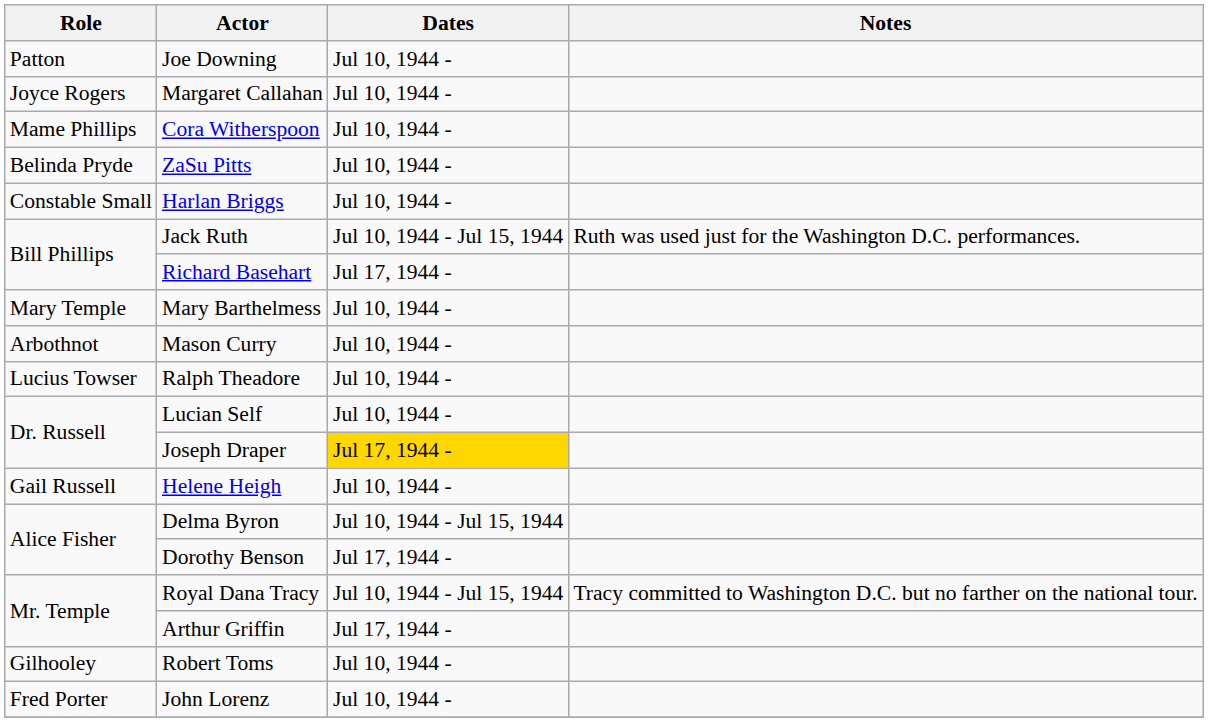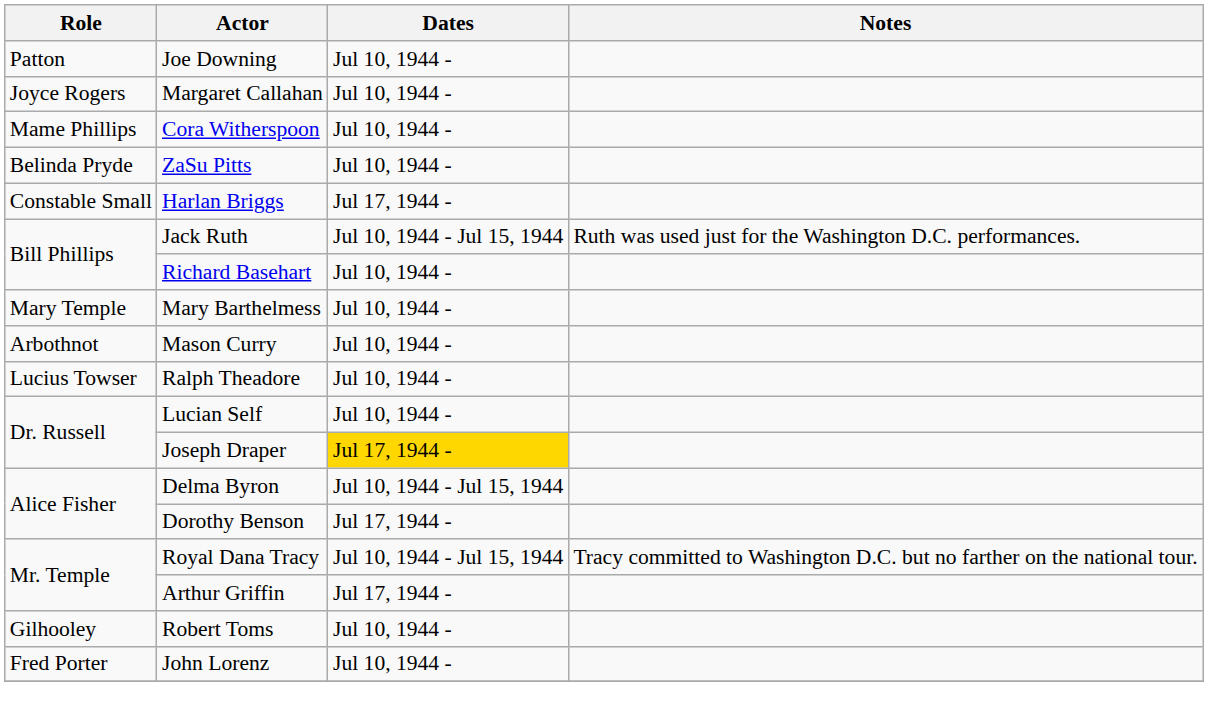(392, 200) Jul 10, 1944 - -> (392, 200) Jul 17, 1944 -
(392, 272) Jul 17, 1944 - -> (392, 272) Jul 10, 1944 -
- row: (222, 485)
